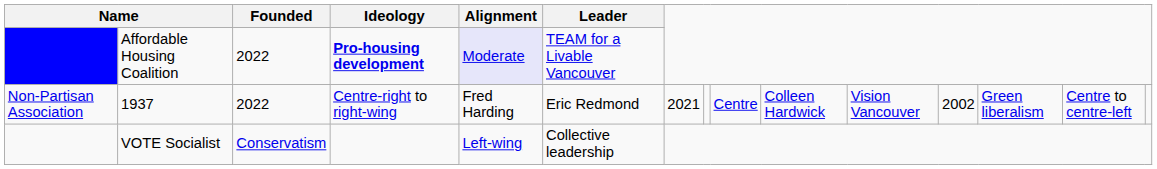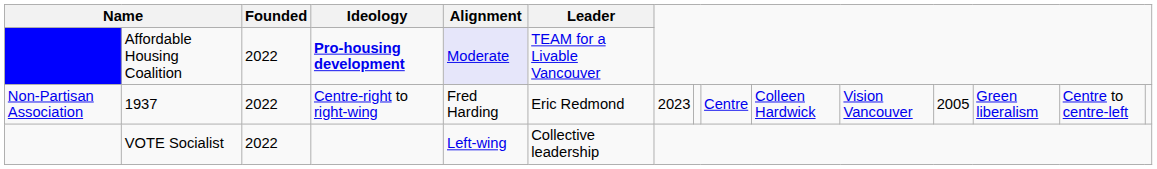(684, 104) 2021 -> (674, 104) 2023
(958, 104) 2002 -> (953, 104) 2005
(281, 144) Conservatism -> (261, 144) 2022
